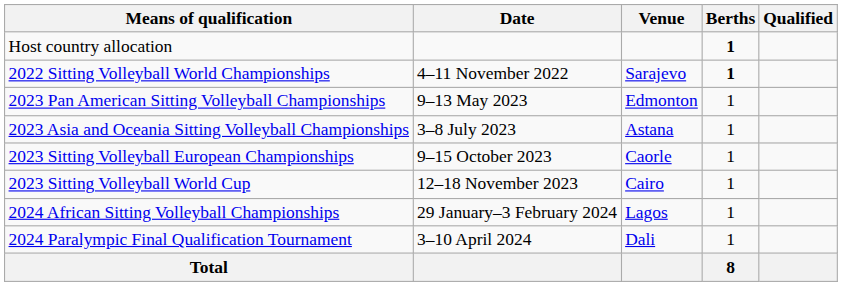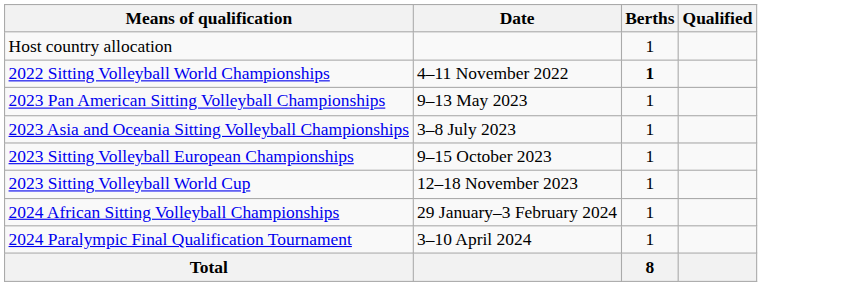- column: (661, 18)
(731, 45) bold -> (650, 45) normal
